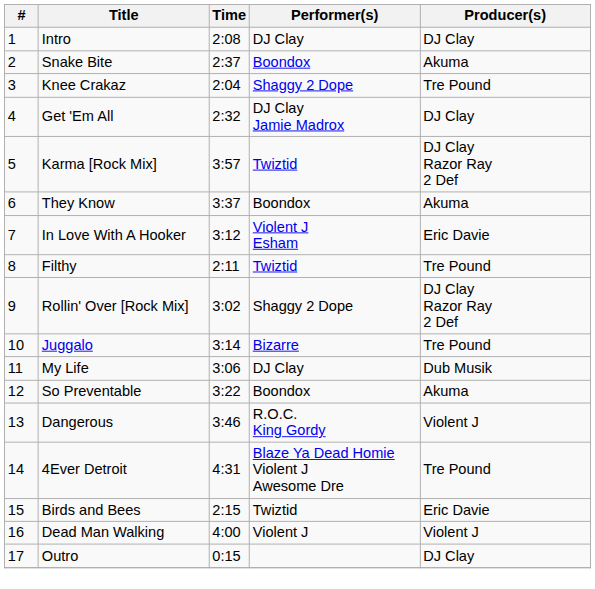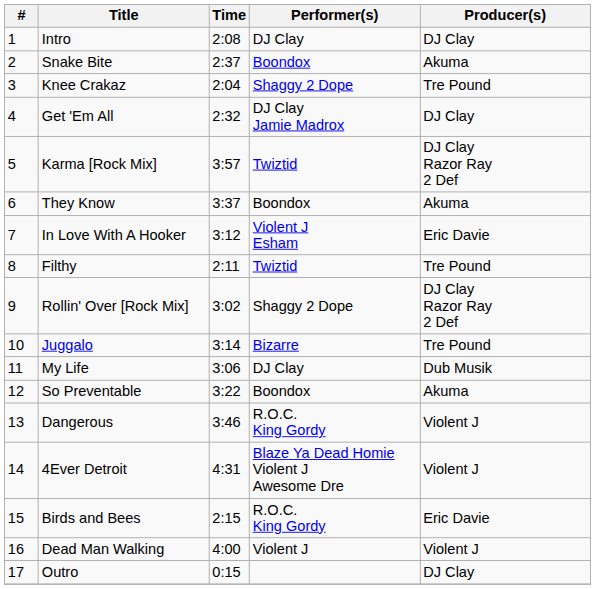(457, 470) Tre Pound -> (451, 470) Violent J
(275, 509) Twiztid -> (289, 518) R.O.C. King Gordy
